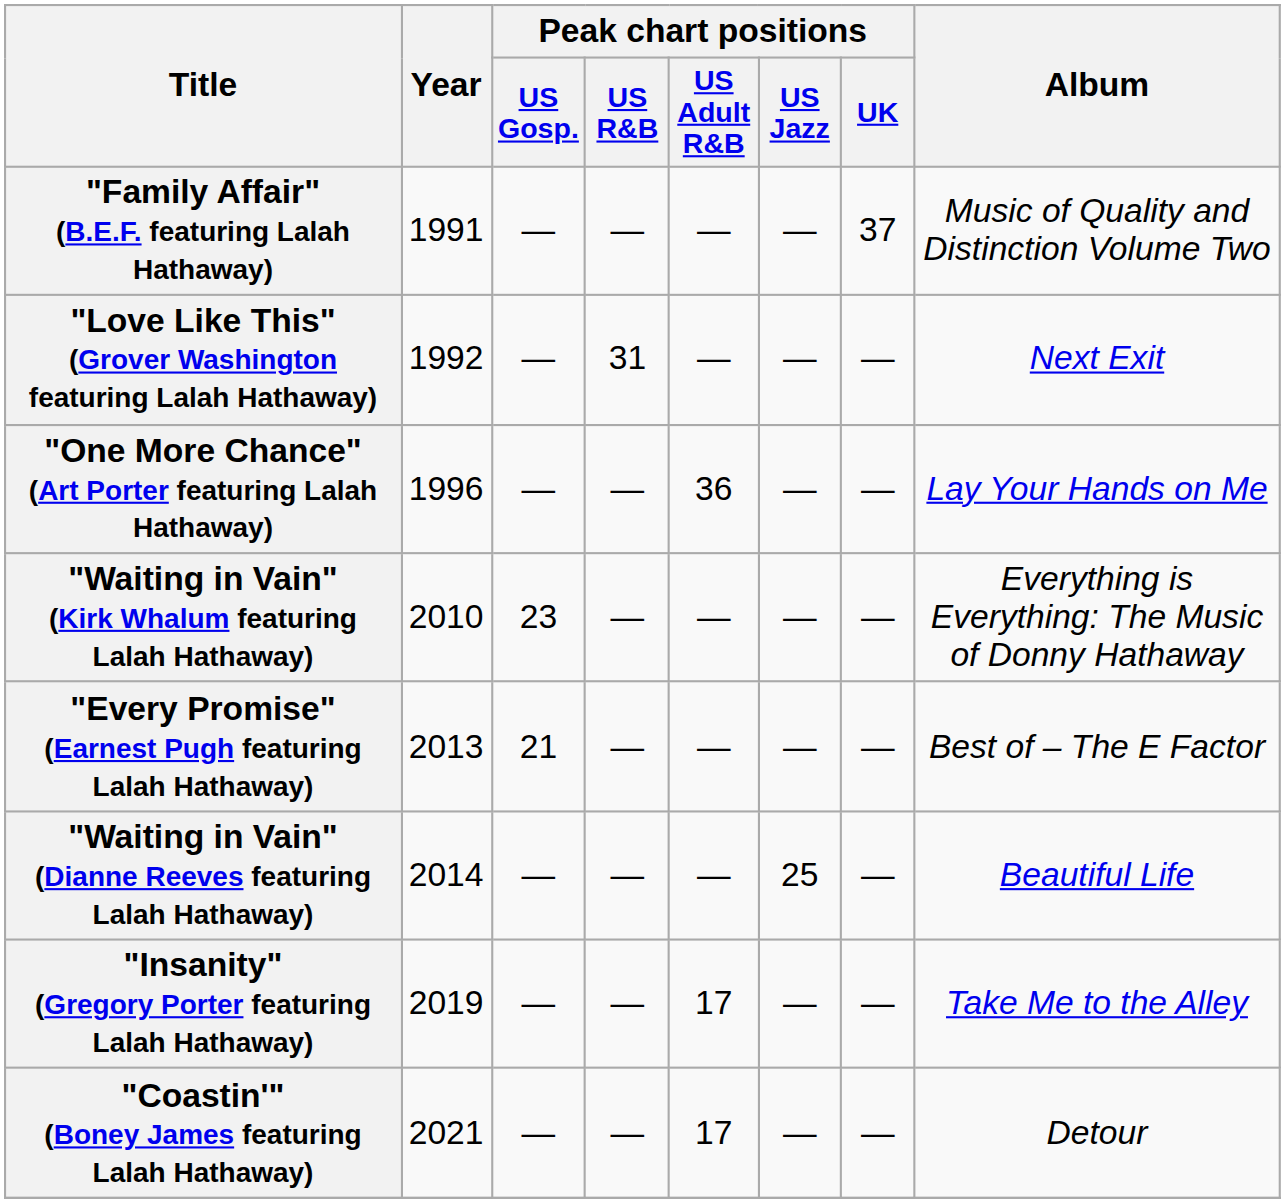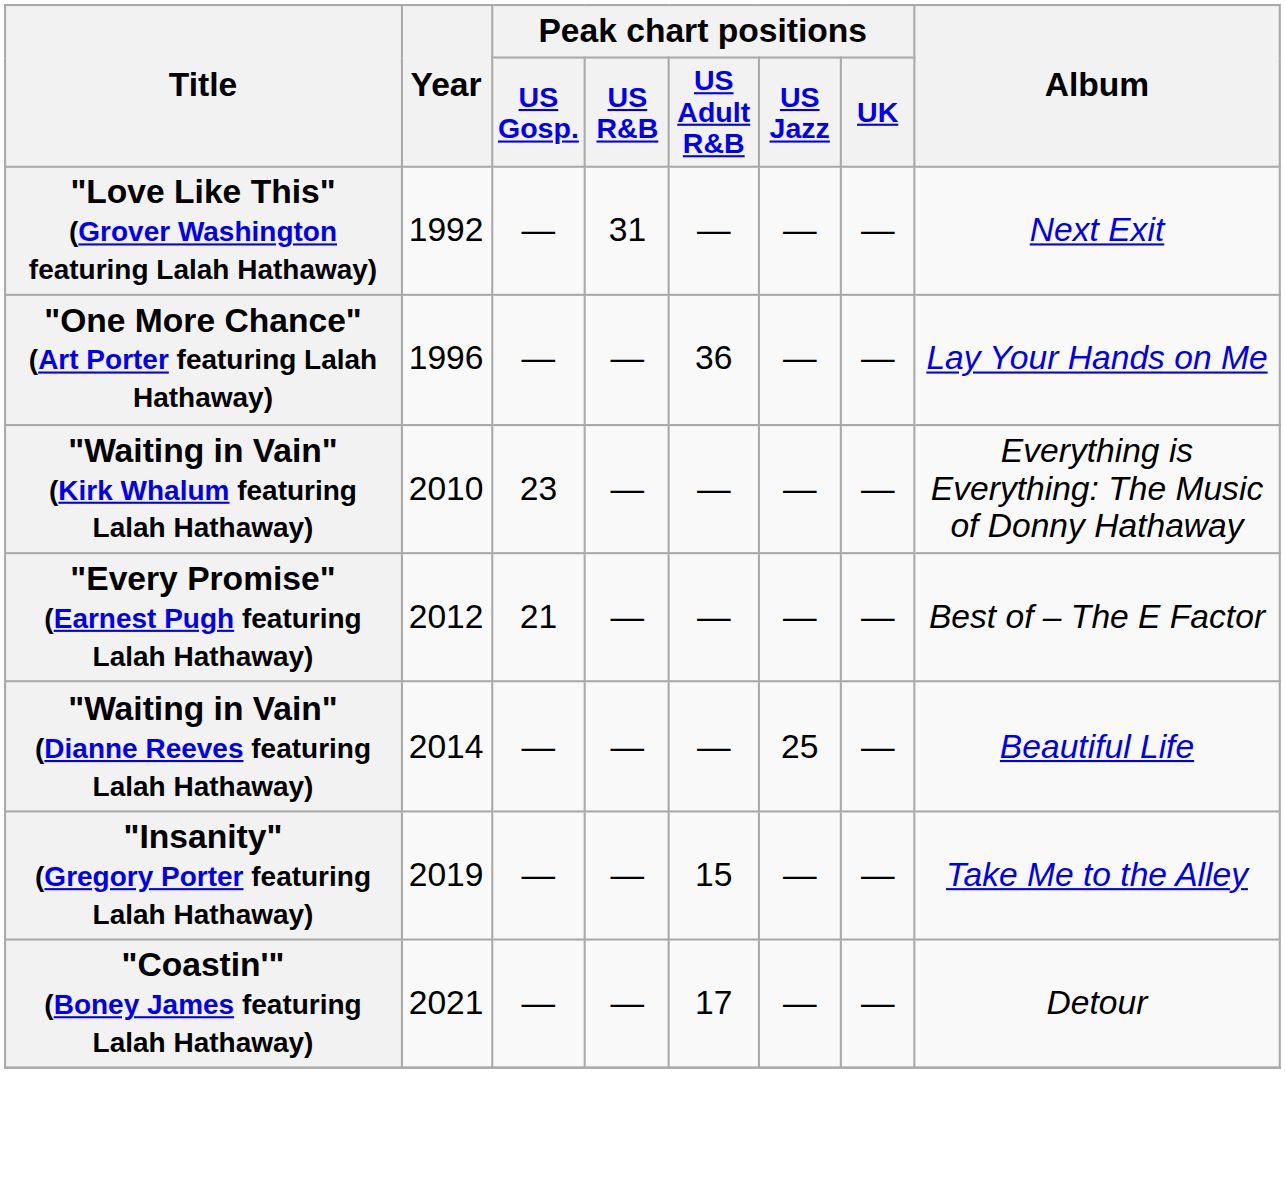- row: (203, 230)
(446, 745) 2013 -> (446, 616) 2012
(714, 1003) 17 -> (714, 874) 15
